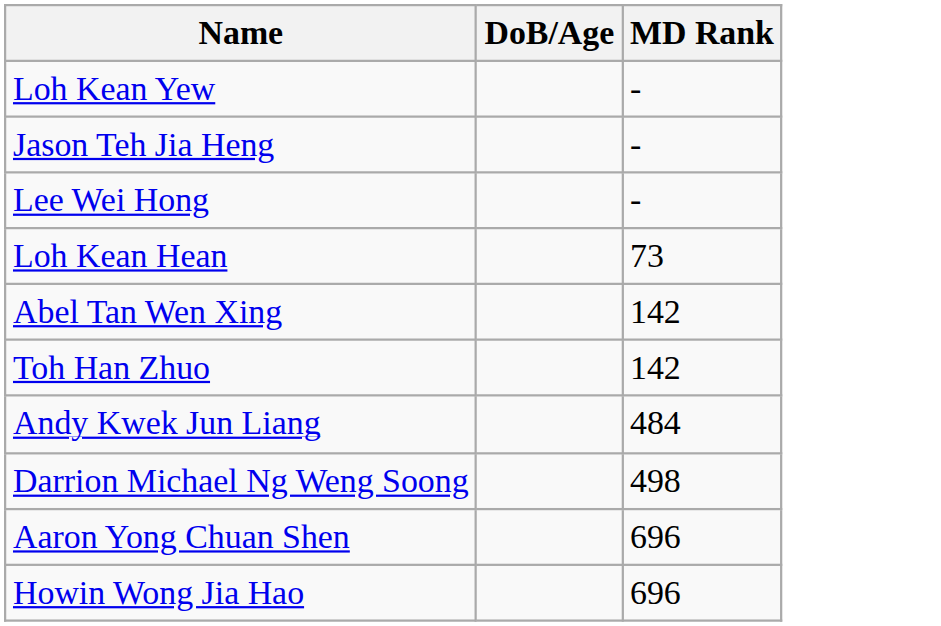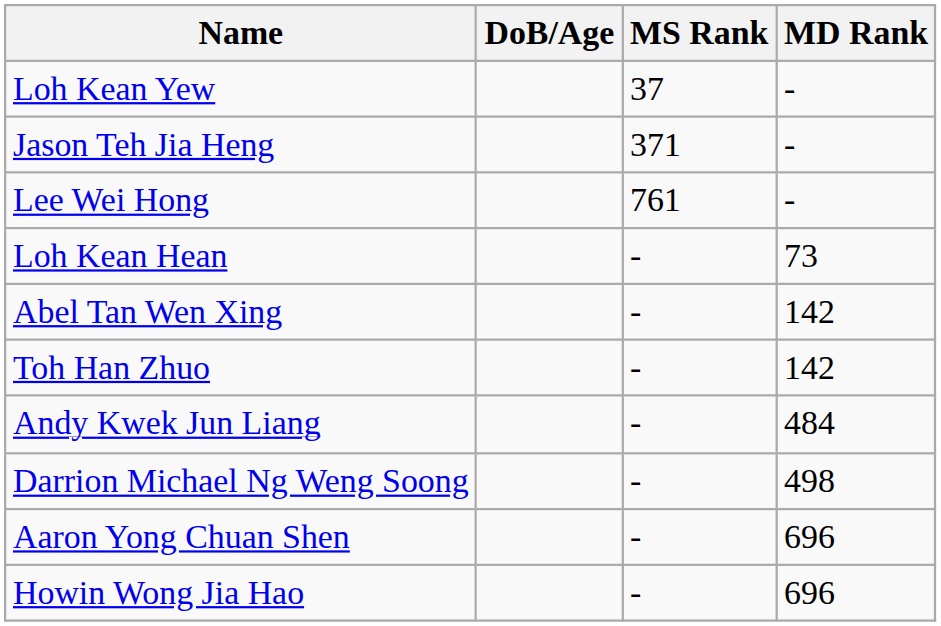+ column: (699, 32)
